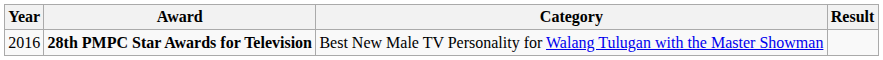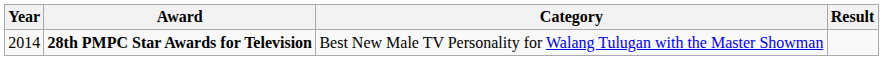(24, 42) 2016 -> (24, 42) 2014
